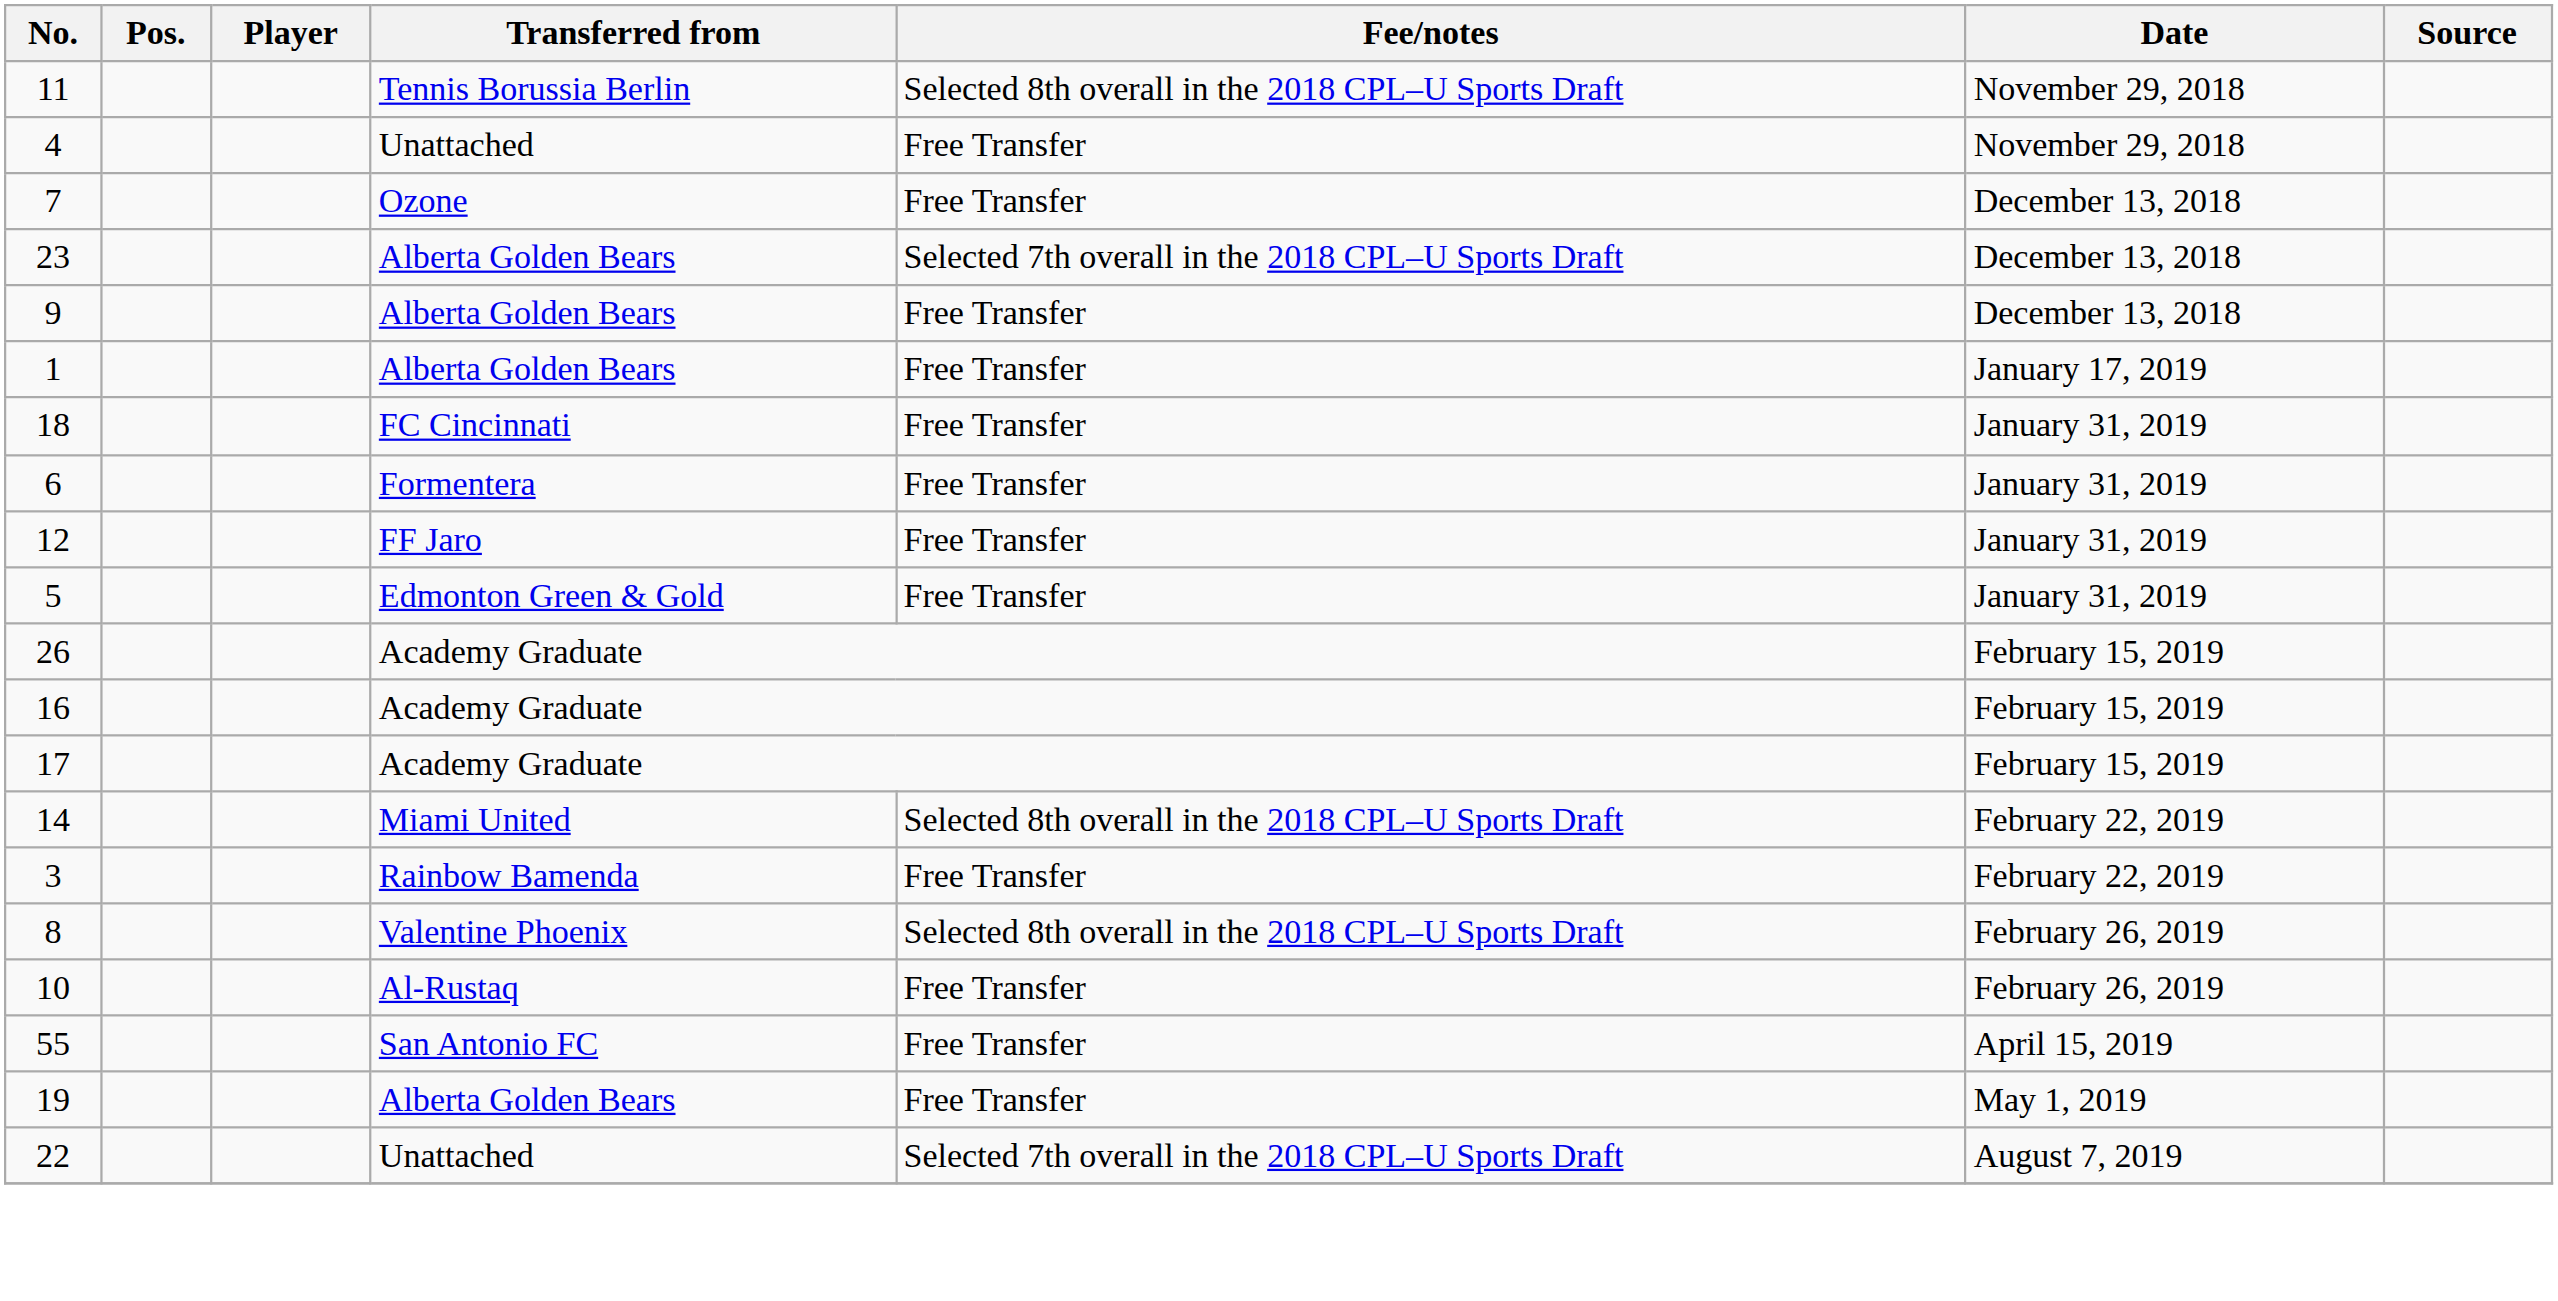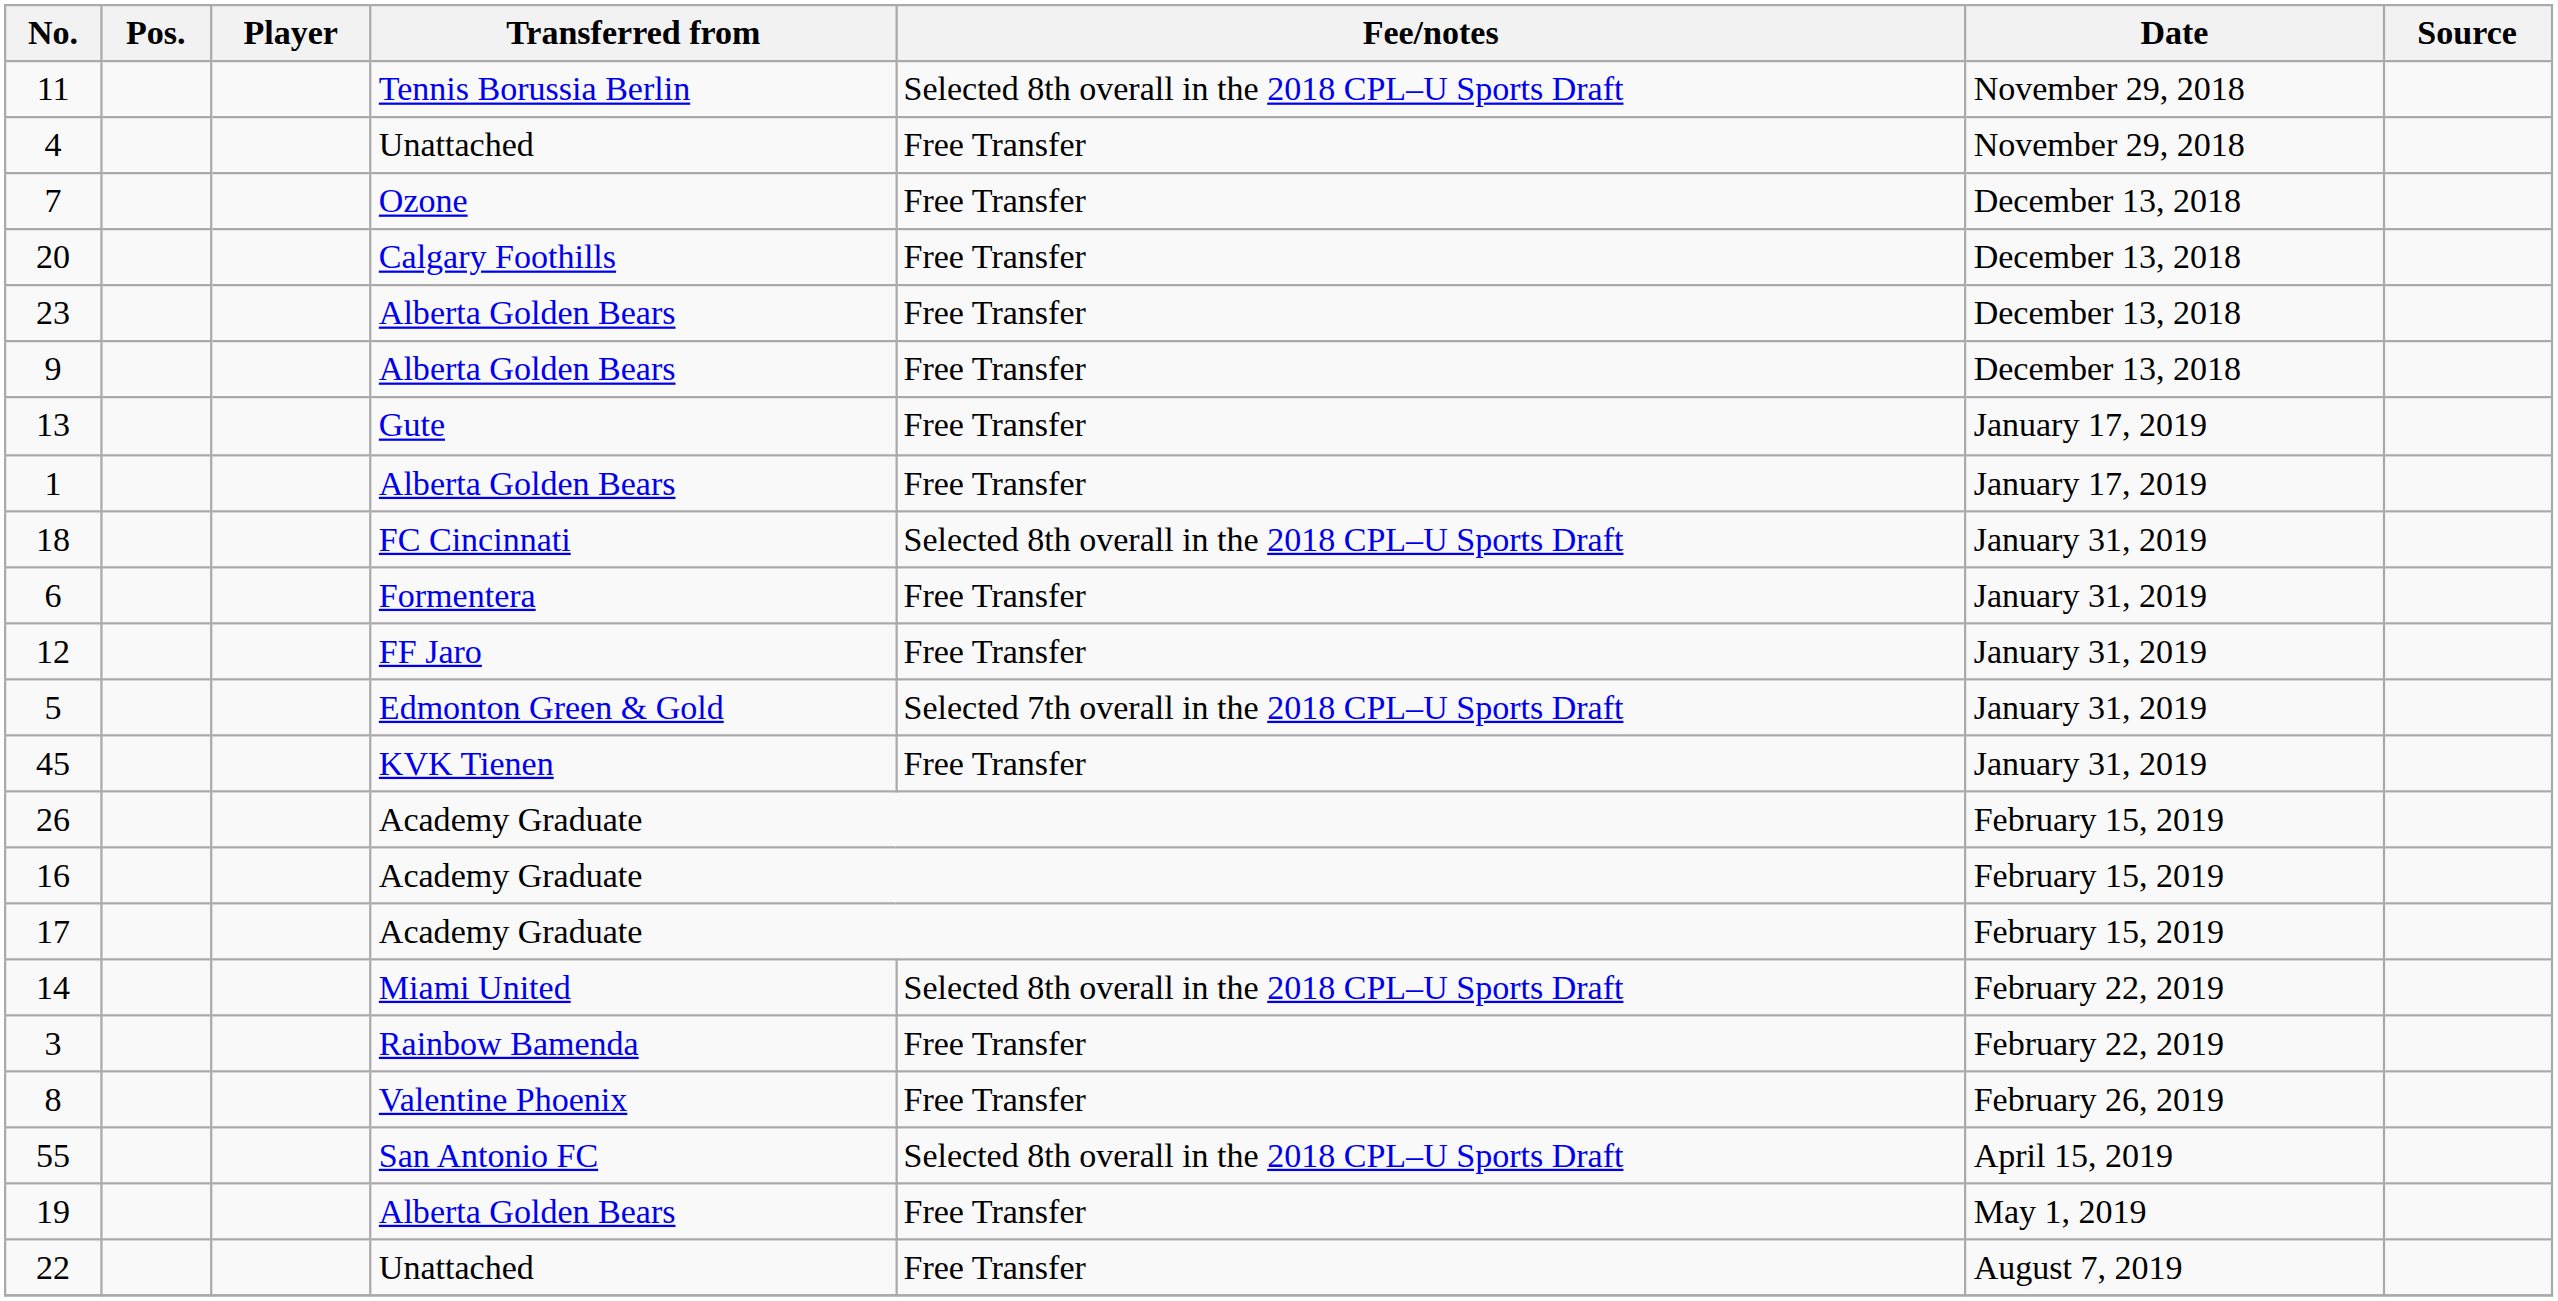+ row: (53, 257)
(1263, 257) Selected 7th overall in the 2018 CPL–U Sports Draft -> (995, 313) Free Transfer
+ row: (53, 425)
(995, 425) Free Transfer -> (1263, 538) Selected 8th overall in the 2018 CPL–U Sports Draft
(995, 594) Free Transfer -> (1263, 706) Selected 7th overall in the 2018 CPL–U Sports Draft
+ row: (53, 762)
(1263, 930) Selected 8th overall in the 2018 CPL–U Sports Draft -> (995, 1099) Free Transfer
- row: (53, 987)
(995, 1043) Free Transfer -> (1263, 1155) Selected 8th overall in the 2018 CPL–U Sports Draft
(1263, 1155) Selected 7th overall in the 2018 CPL–U Sports Draft -> (995, 1267) Free Transfer
